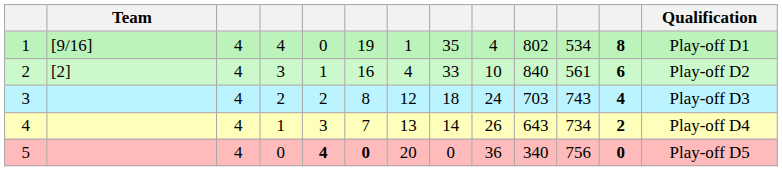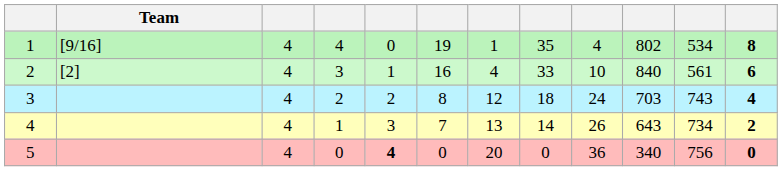- column: (710, 17)
(366, 152) bold -> (442, 152) normal
